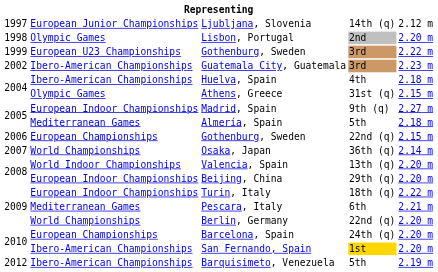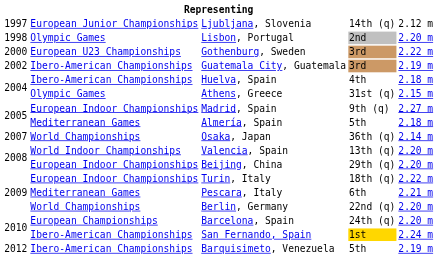(16, 52) 1999 -> (16, 52) 2000
(416, 66) 2.23 m -> (416, 66) 2.19 m
- row: (253, 136)
(416, 249) 2.20 m -> (416, 235) 2.24 m
